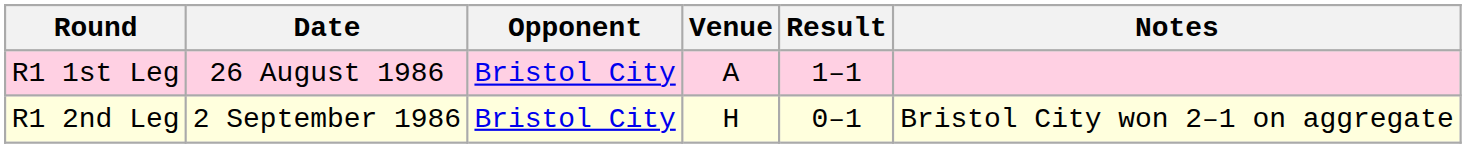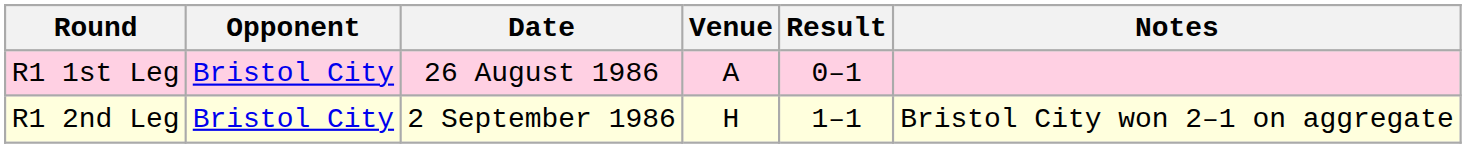columns swapped: (327, 28) <-> (575, 28)
(837, 73) 1–1 -> (837, 73) 0–1
(837, 119) 0–1 -> (837, 119) 1–1
